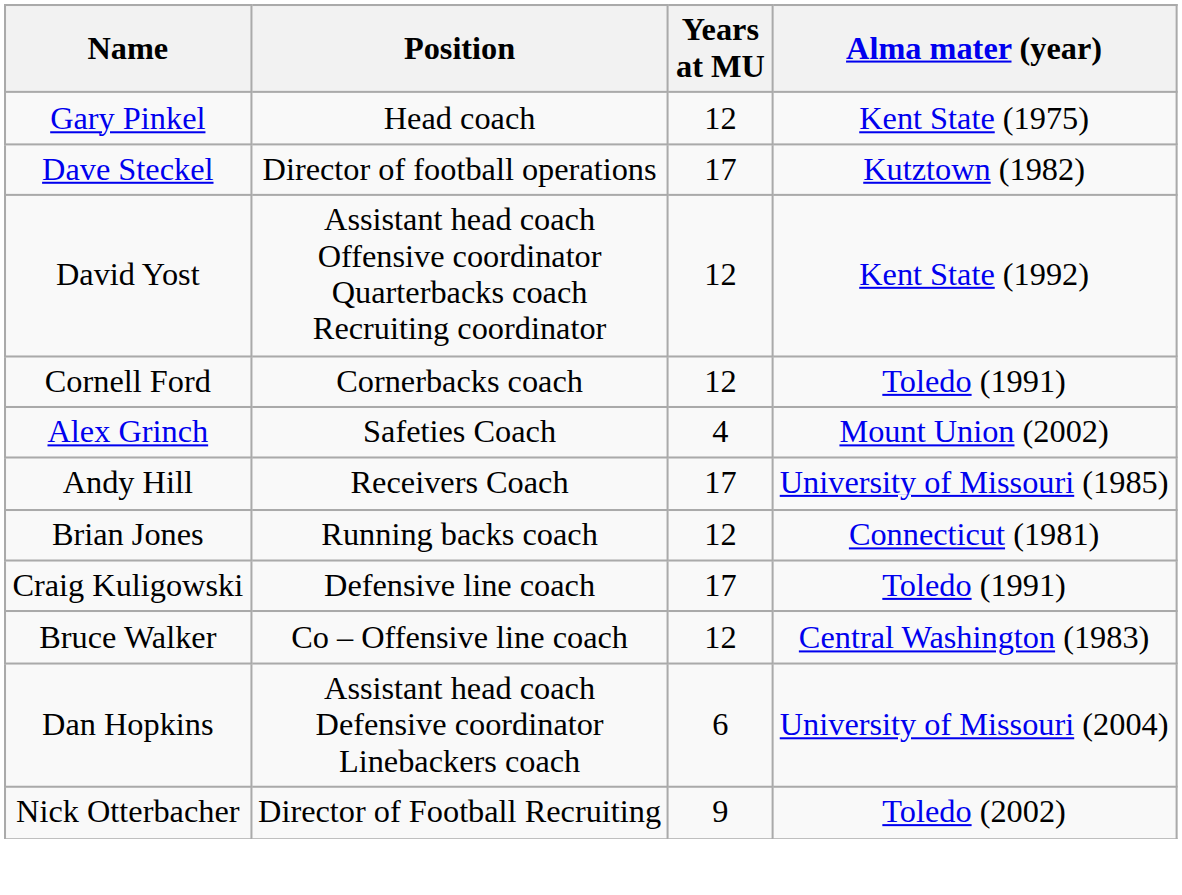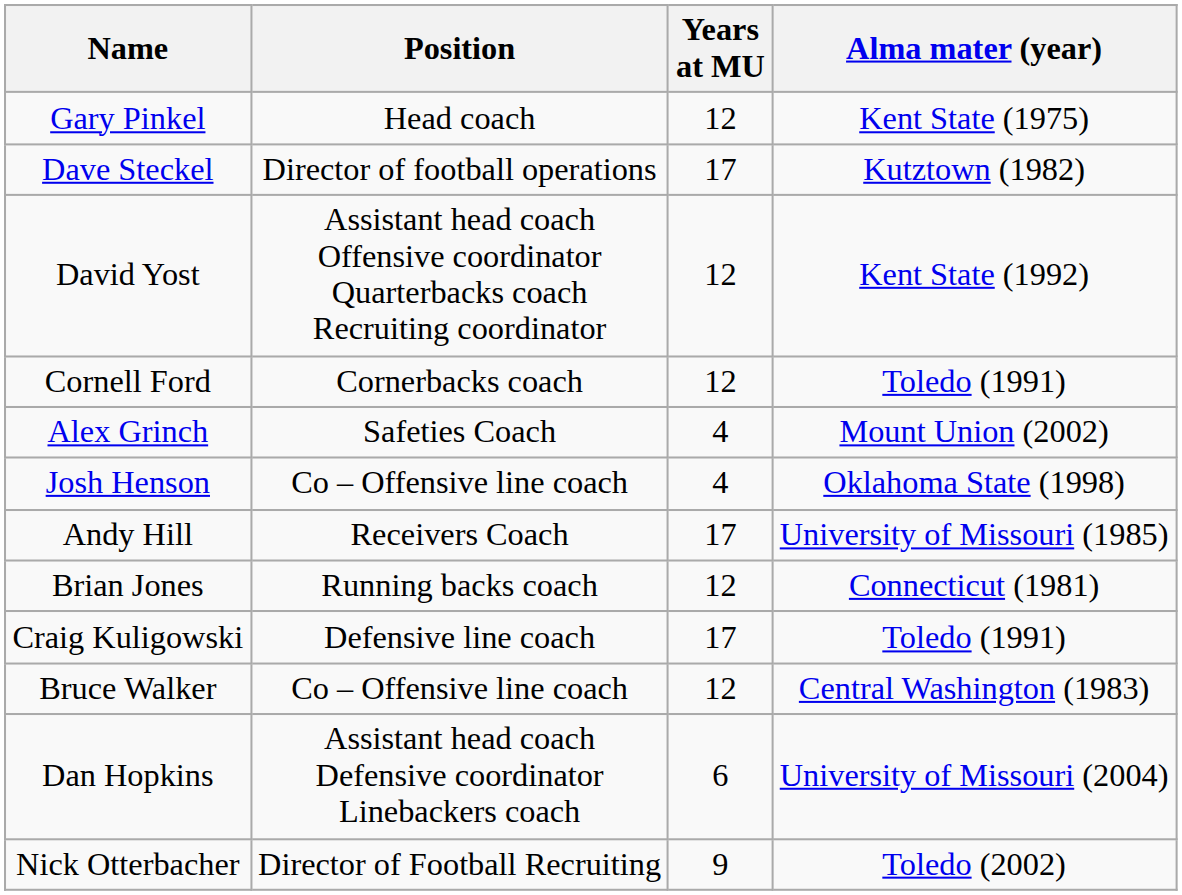+ row: (128, 483)
